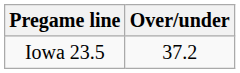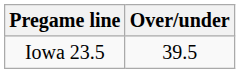(180, 52) 37.2 -> (180, 52) 39.5
